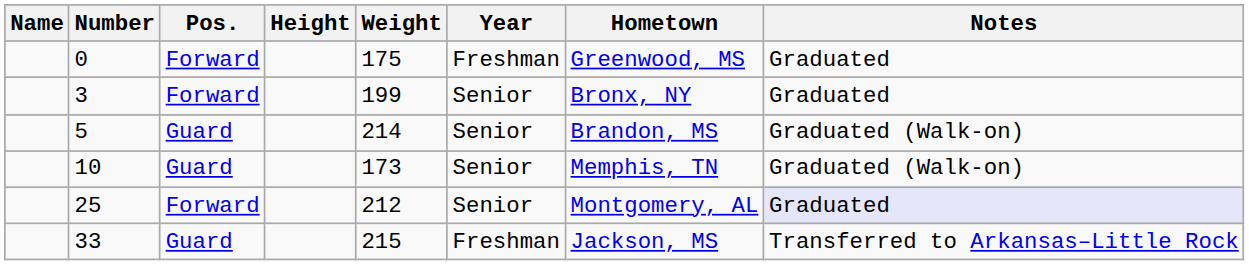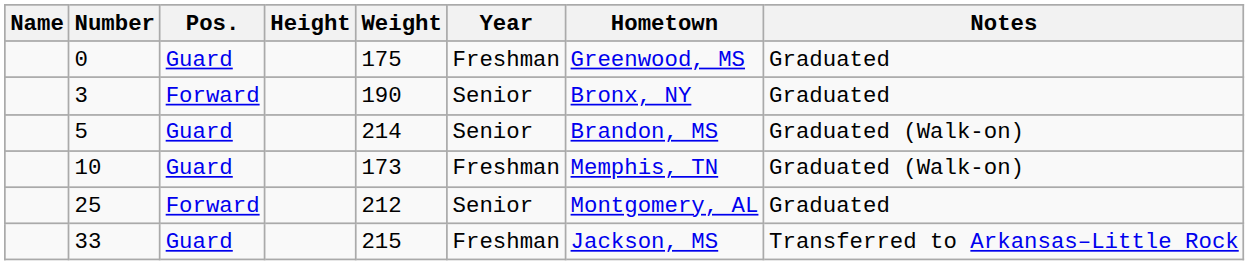(213, 60) Forward -> (199, 60) Guard
(382, 96) 199 -> (382, 96) 190
(493, 169) Senior -> (506, 169) Freshman
(829, 205) lavender background -> (829, 205) no background
